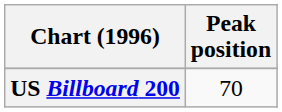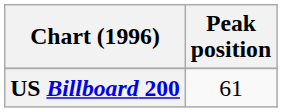(231, 87) 70 -> (231, 87) 61
